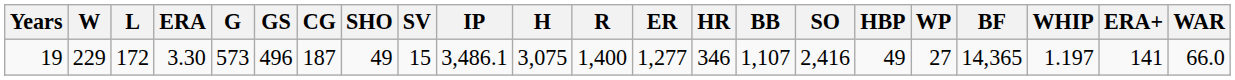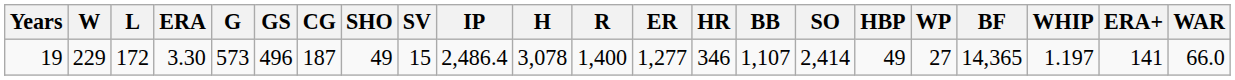(474, 57) 3,486.1 -> (474, 57) 2,486.4
(542, 57) 3,075 -> (542, 57) 3,078
(825, 57) 2,416 -> (825, 57) 2,414
